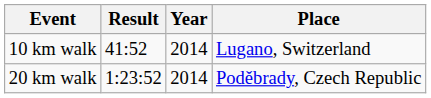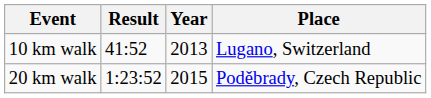(189, 48) 2014 -> (189, 48) 2013
(189, 78) 2014 -> (189, 78) 2015
